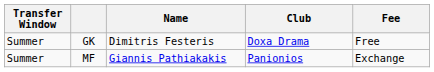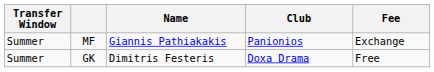rows swapped: (89, 41) <-> (89, 58)
